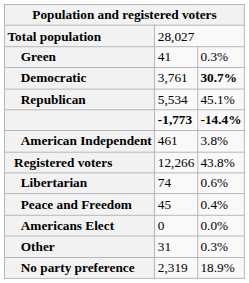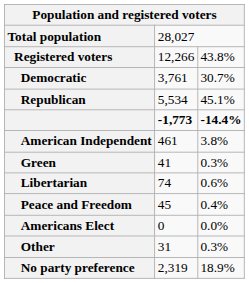rows swapped: (60, 162) <-> (32, 57)
(219, 78) bold -> (218, 78) normal
